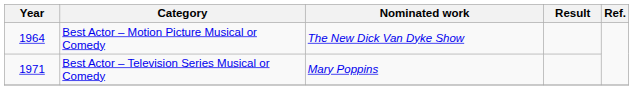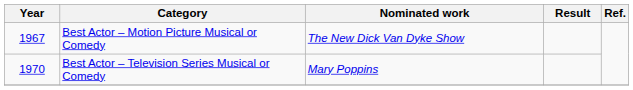(32, 38) 1964 -> (32, 38) 1967
(32, 69) 1971 -> (32, 69) 1970
